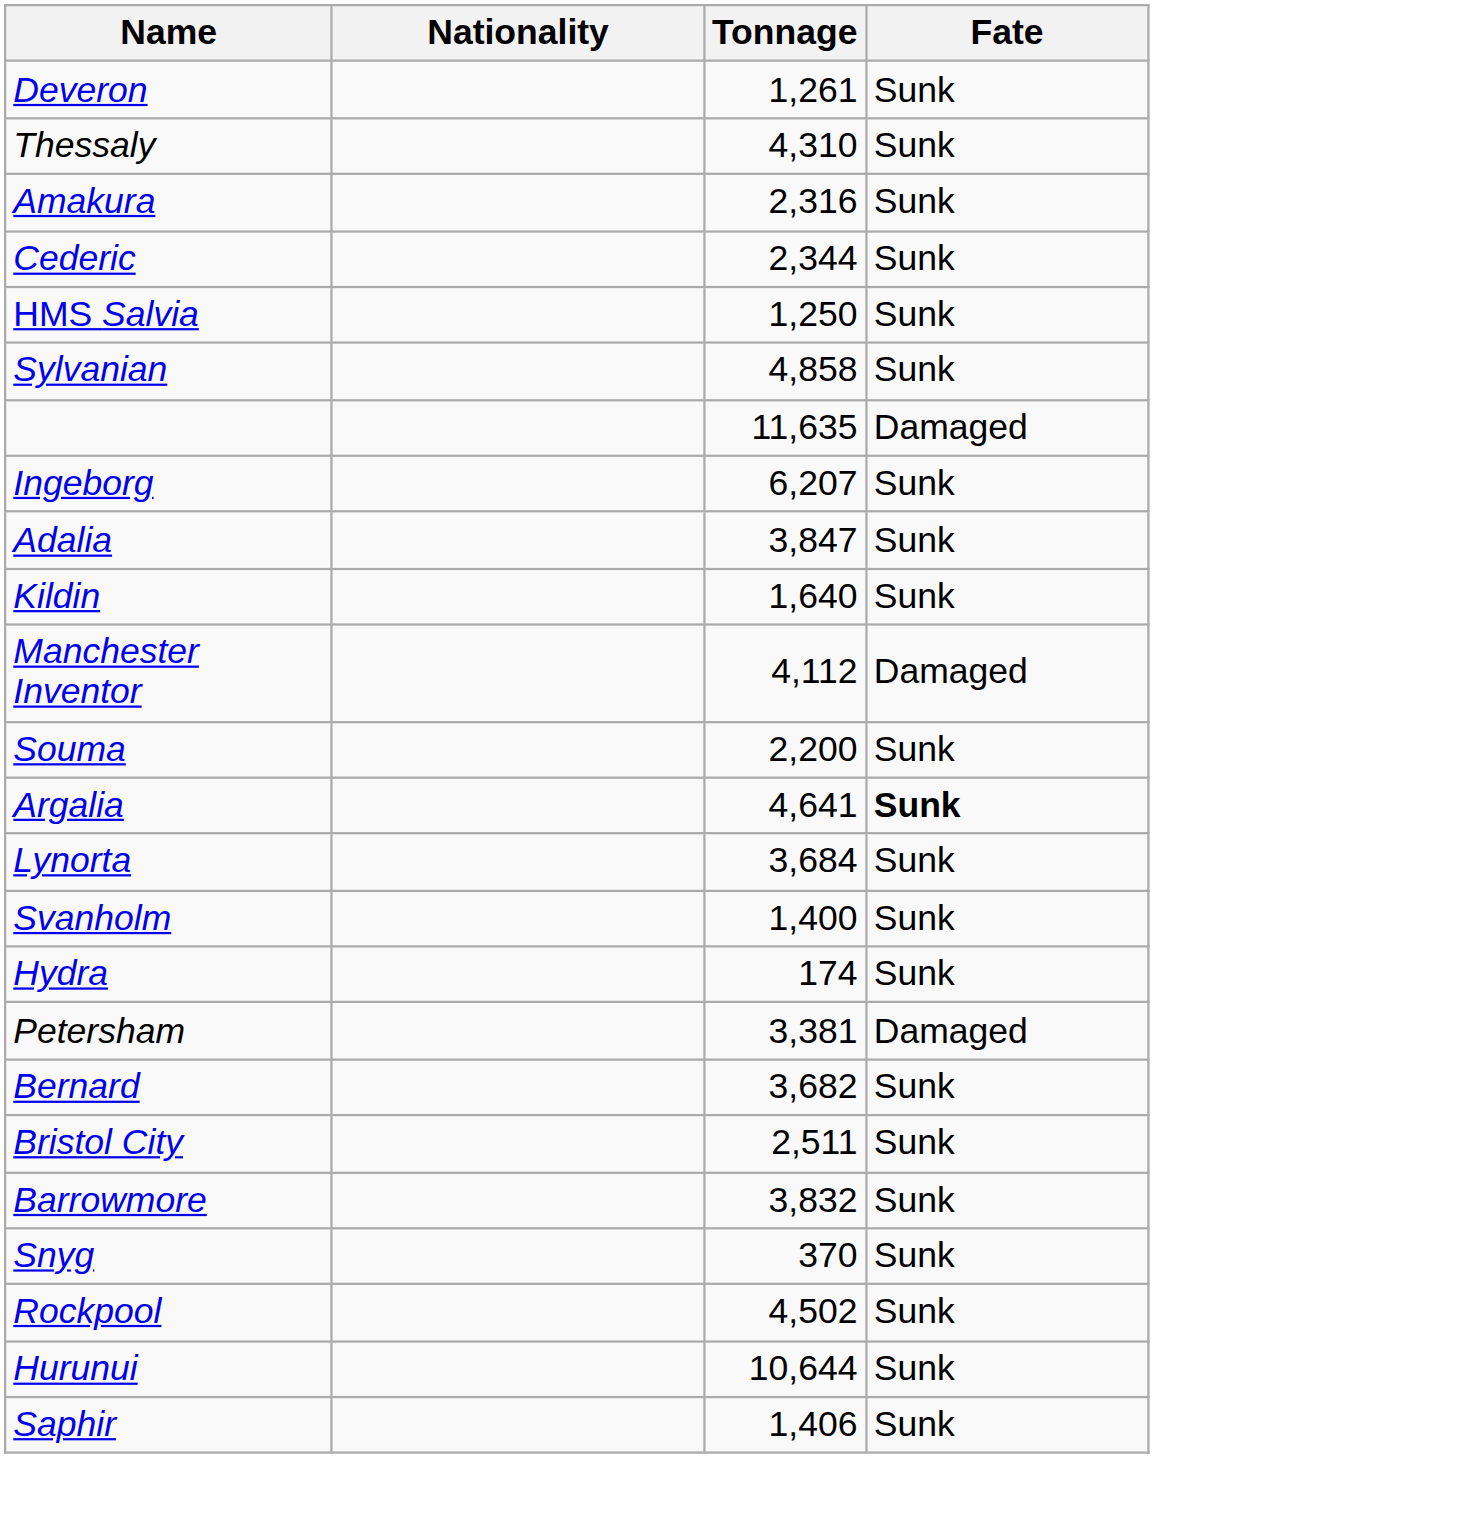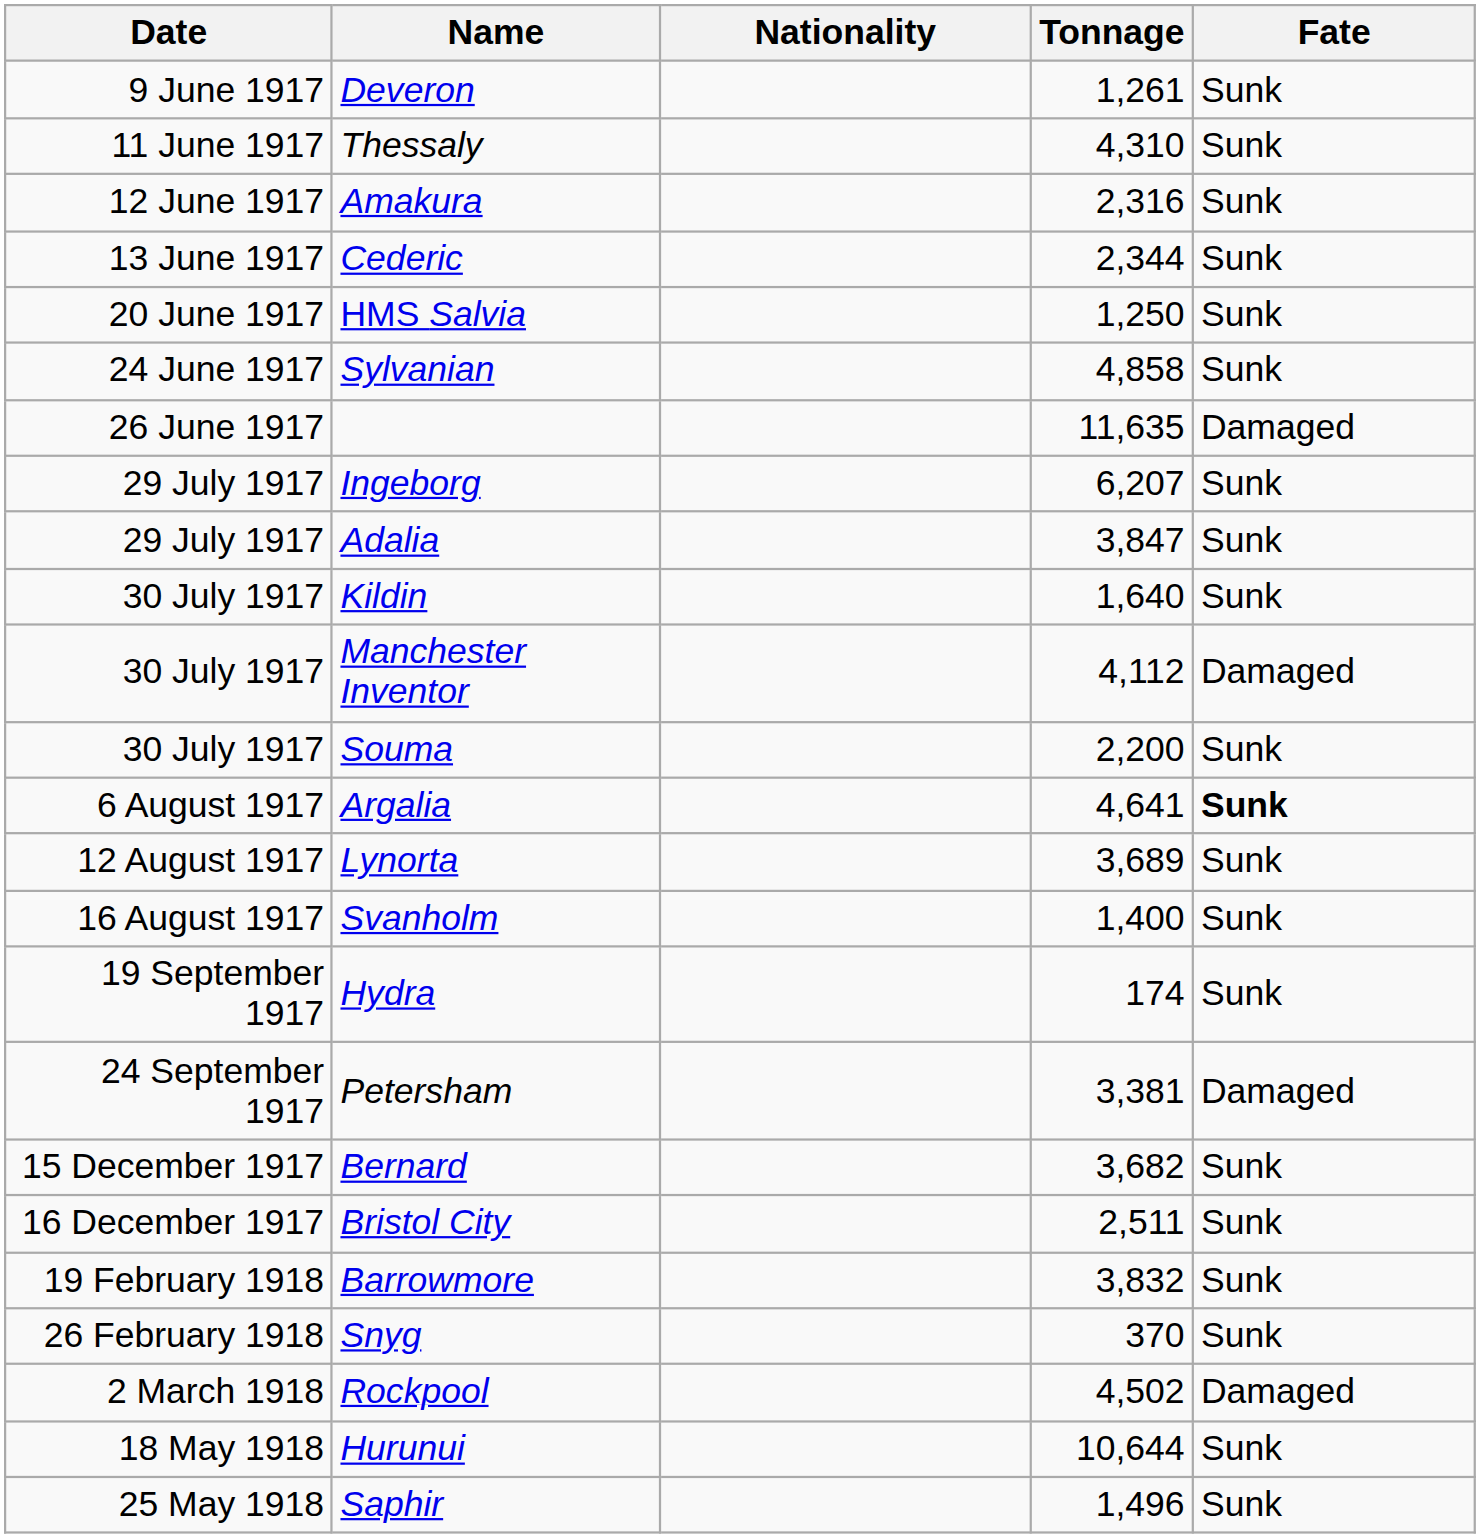+ column: (169, 32)
(813, 861) 3,684 -> (1140, 861) 3,689
(914, 1311) Sunk -> (1278, 1391) Damaged
(813, 1424) 1,406 -> (1140, 1504) 1,496
